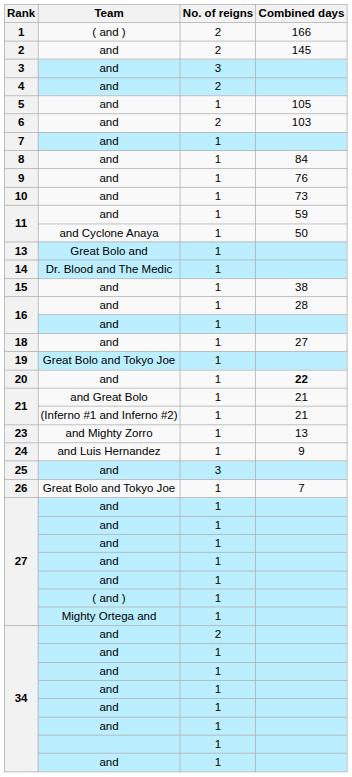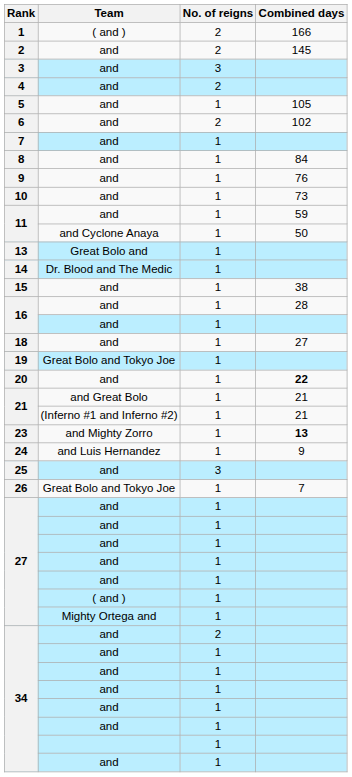(301, 123) 103 -> (301, 123) 102
(301, 433) normal -> (301, 433) bold
